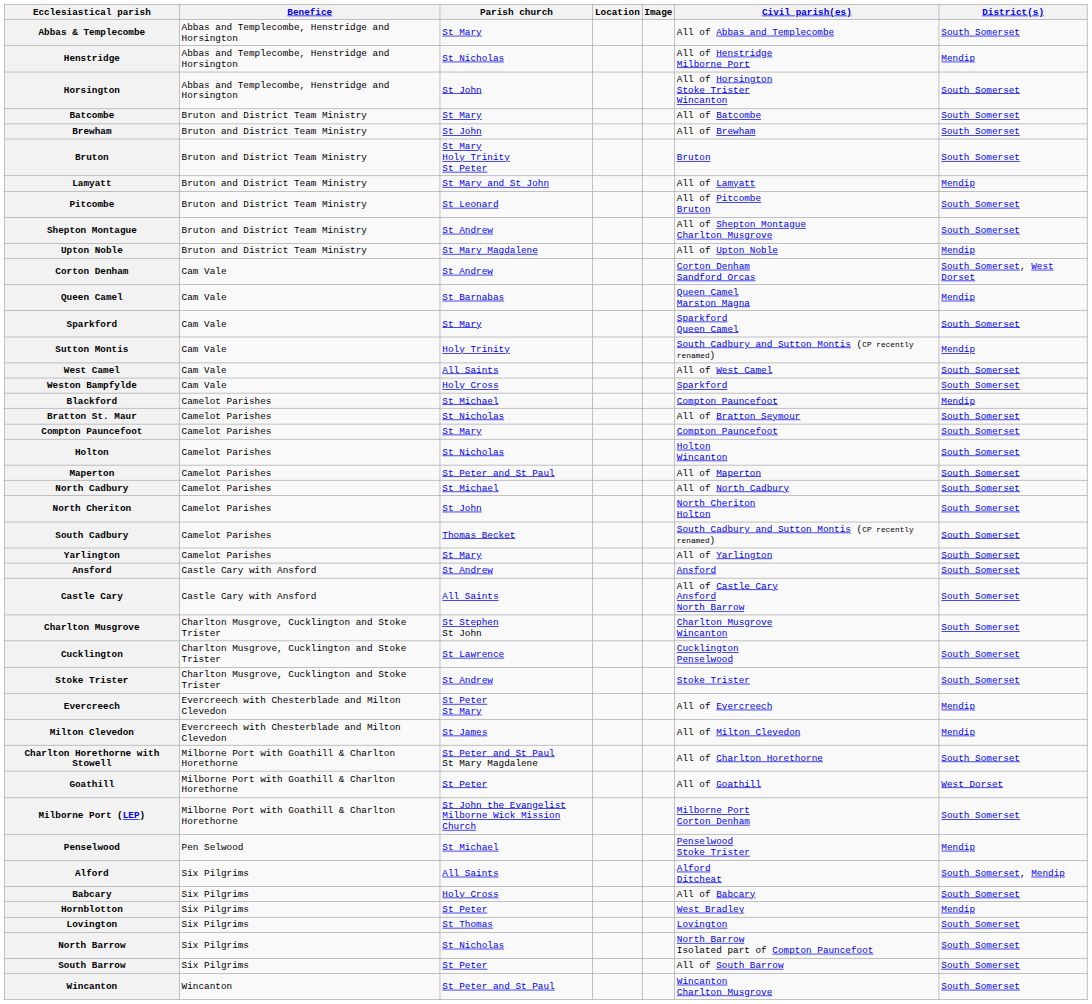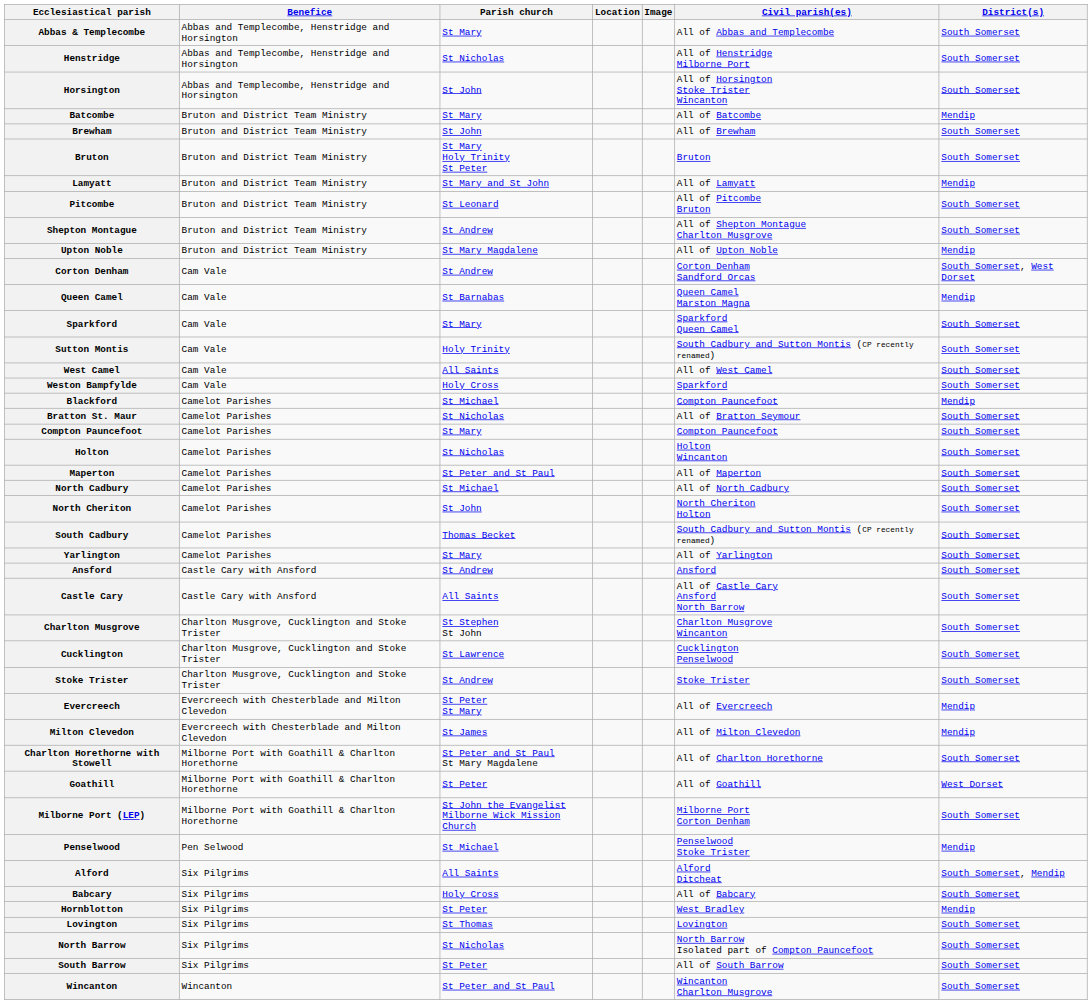(958, 59) Mendip -> (981, 59) South Somerset
(981, 116) South Somerset -> (958, 116) Mendip
(958, 350) Mendip -> (981, 350) South Somerset
